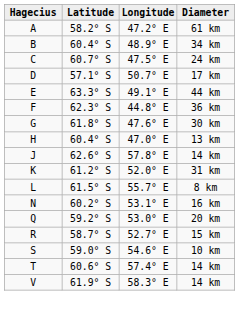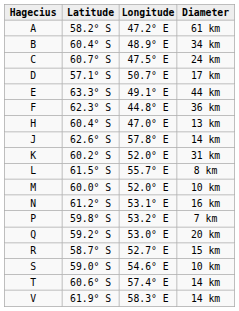- row: (33, 124)
(91, 171) 61.2° S -> (91, 155) 60.2° S
+ row: (33, 187)
(91, 203) 60.2° S -> (91, 203) 61.2° S
+ row: (33, 219)
